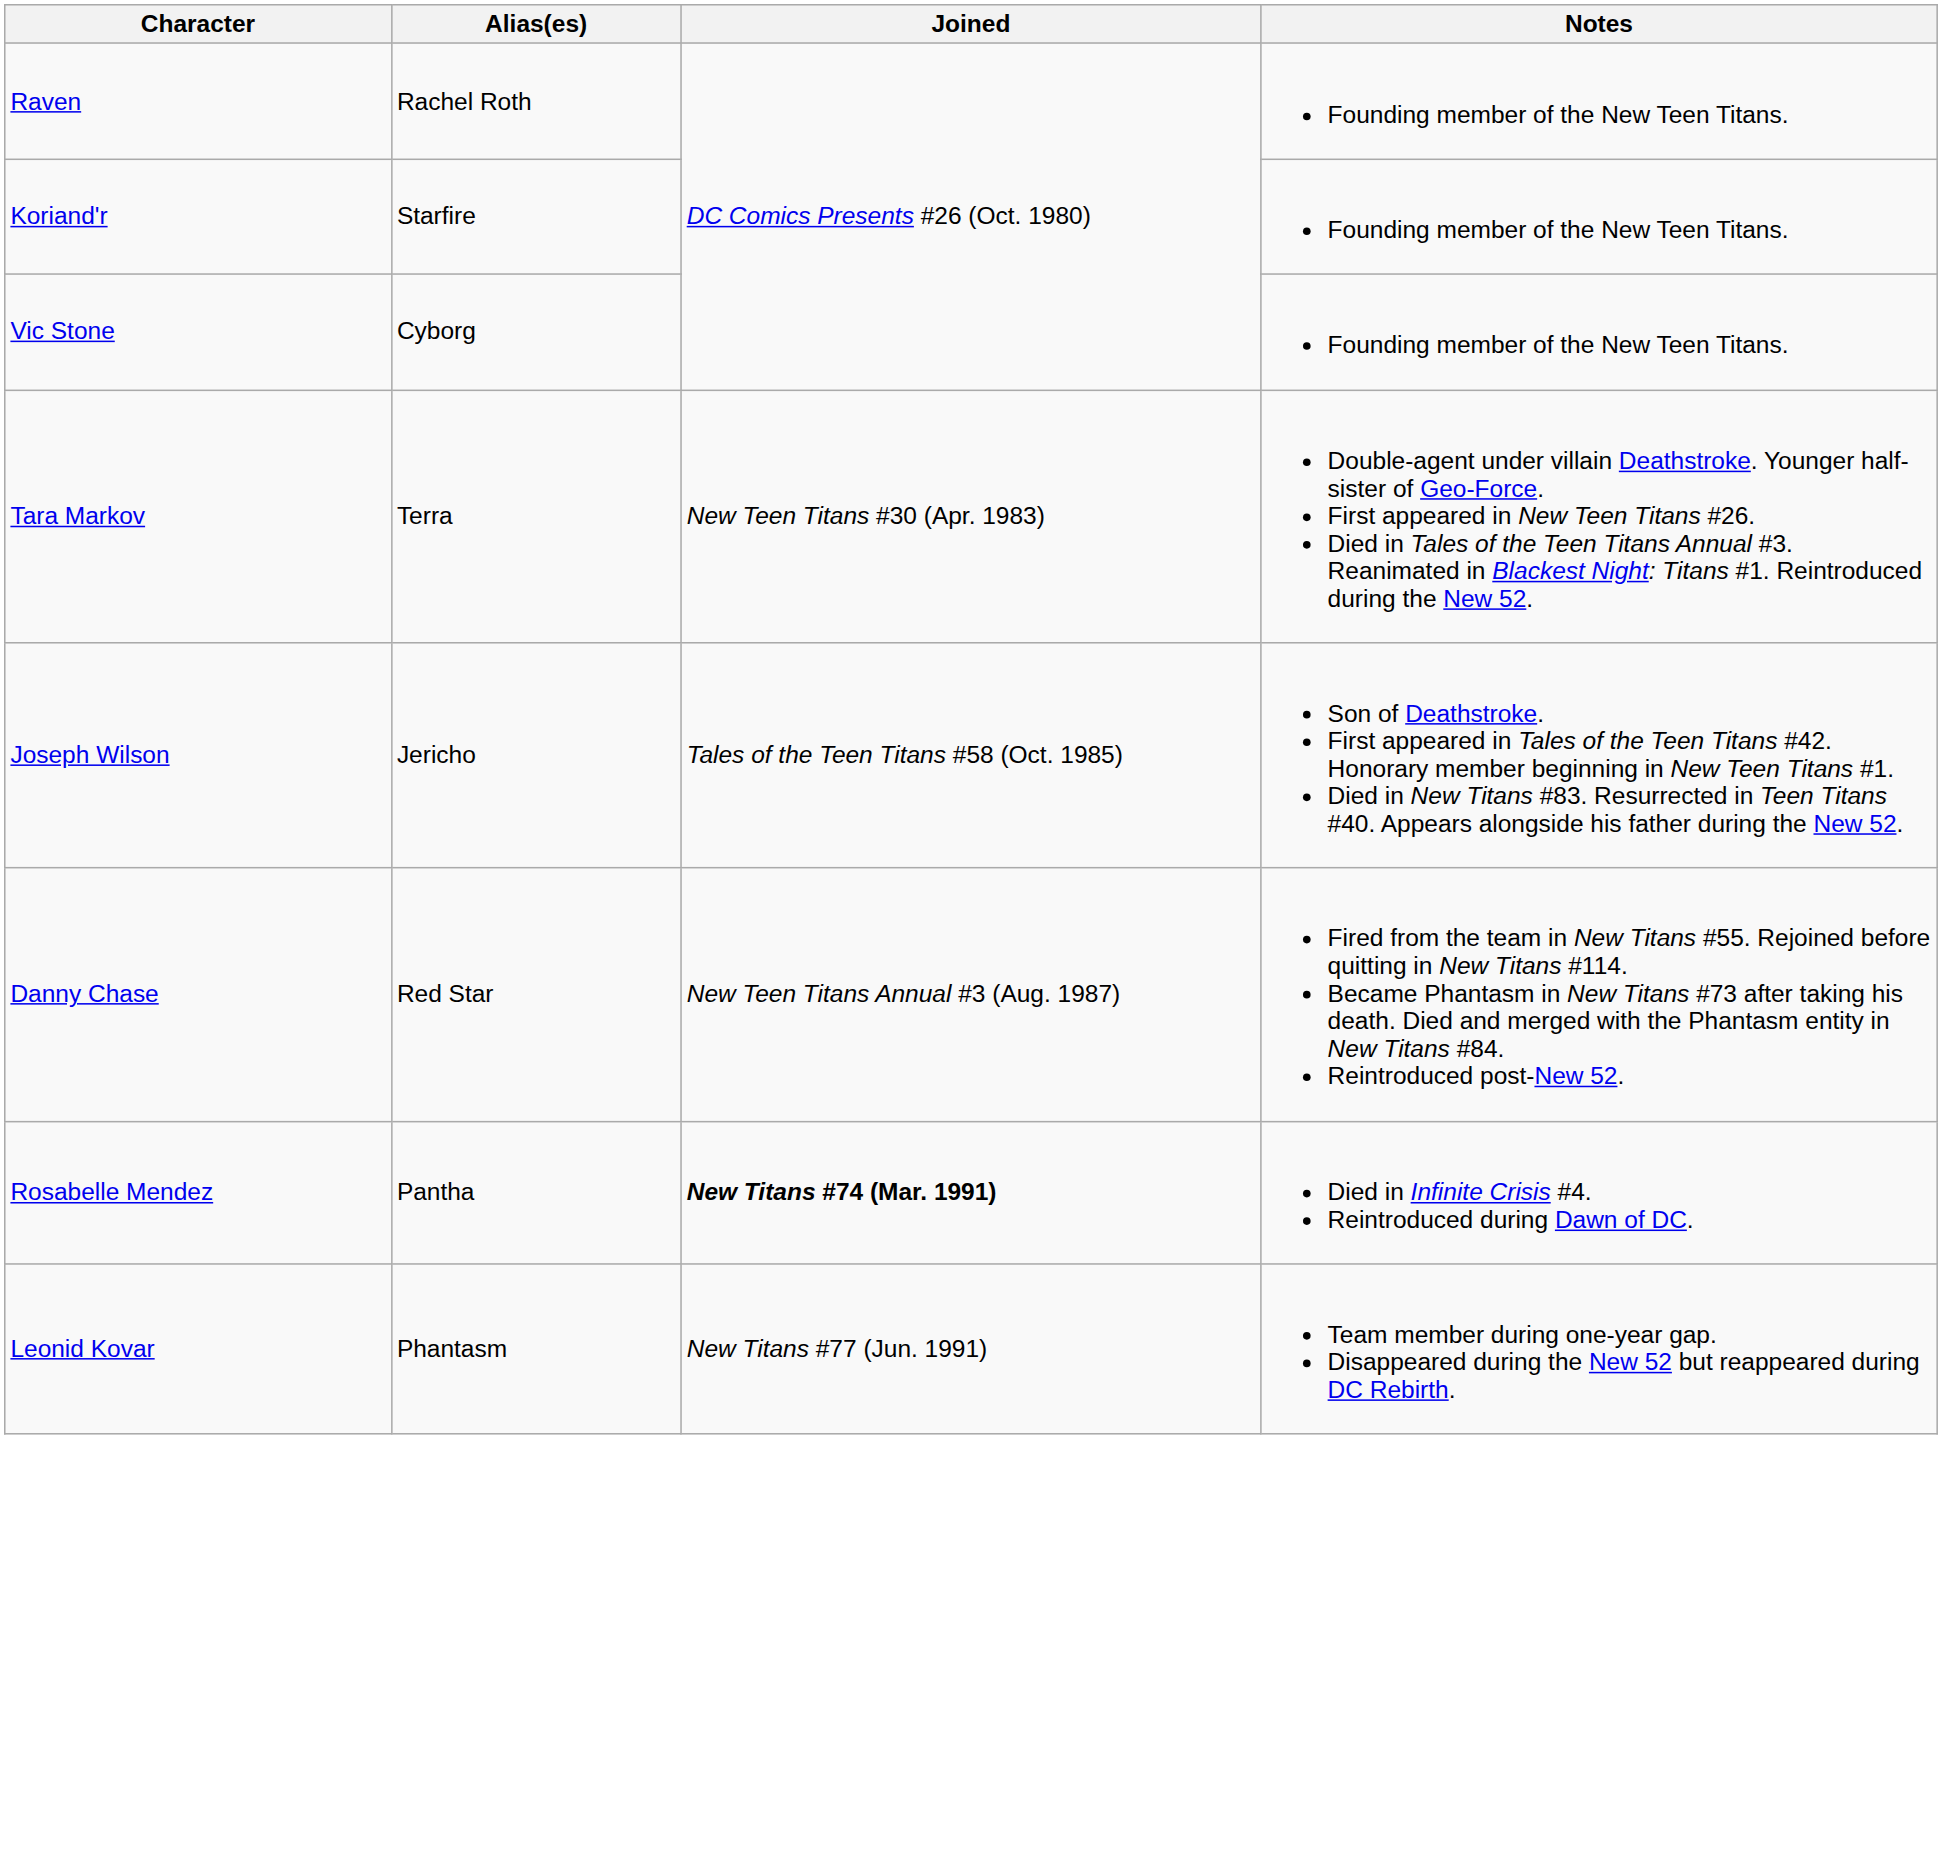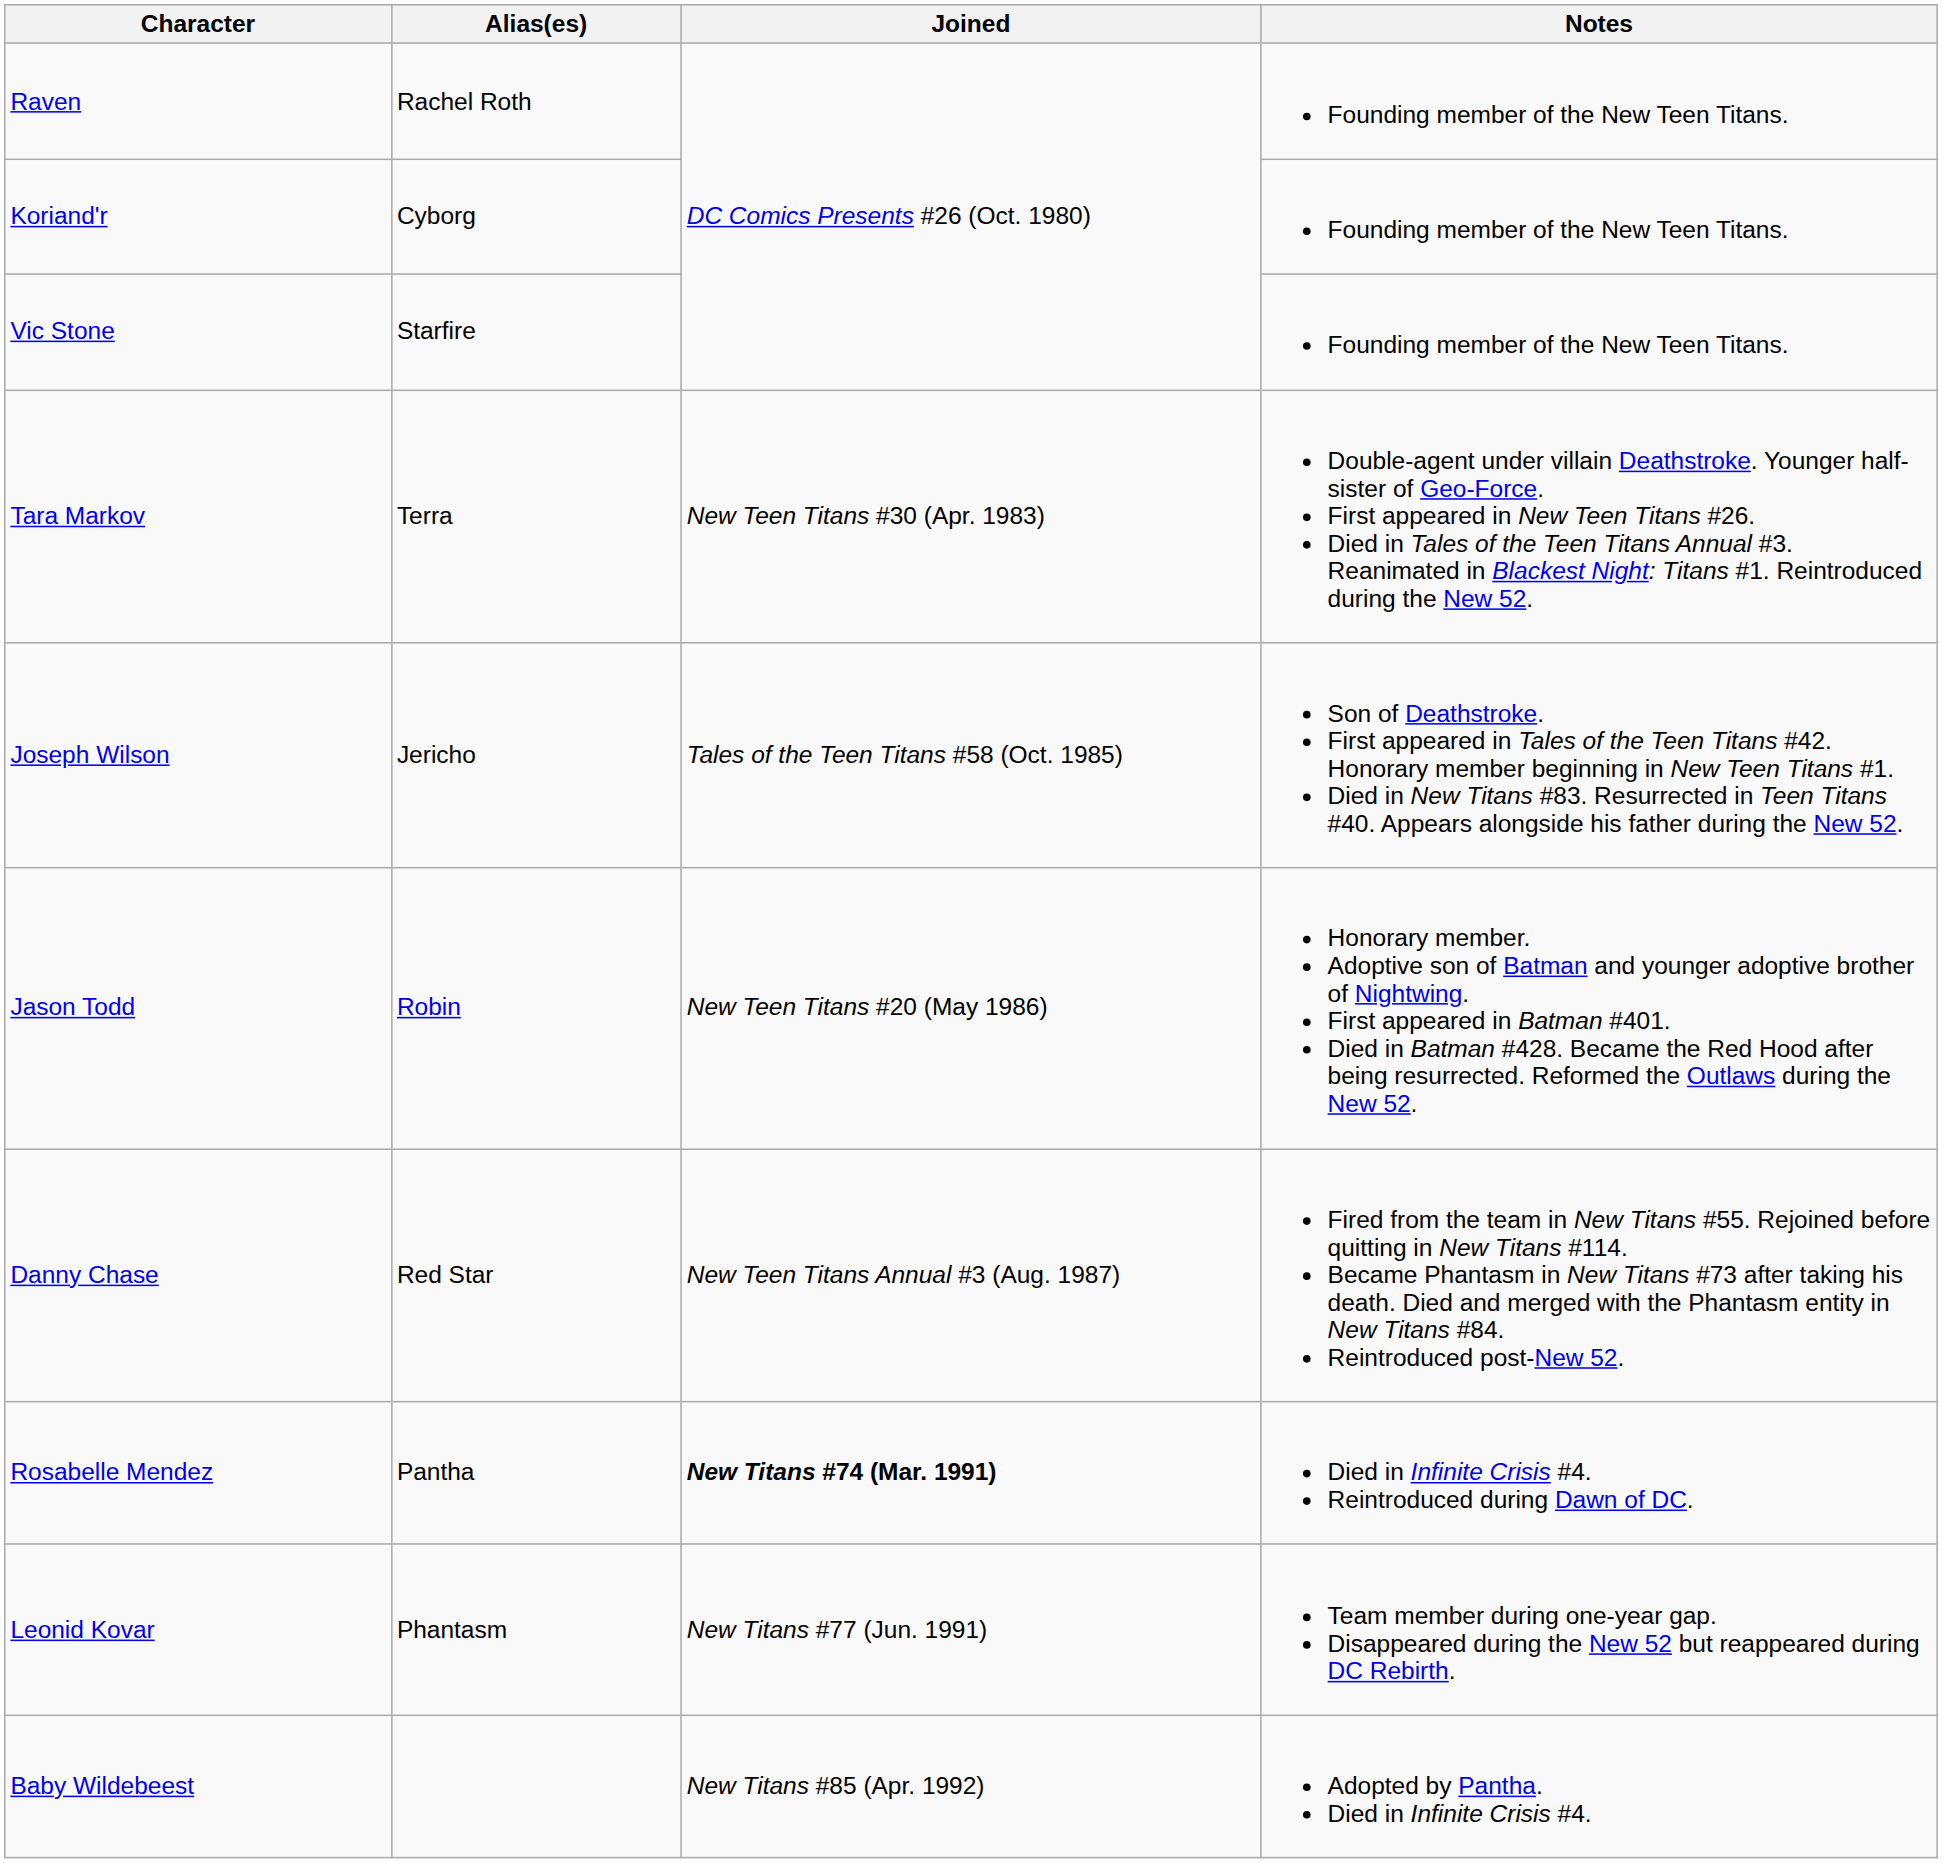(436, 216) Starfire -> (436, 216) Cyborg
(436, 331) Cyborg -> (436, 331) Starfire
+ row: (73, 1008)
+ row: (102, 1786)
